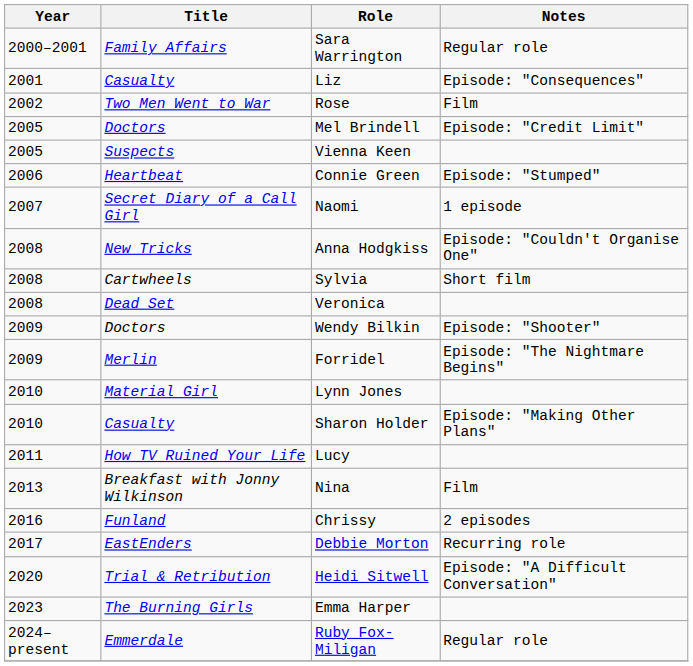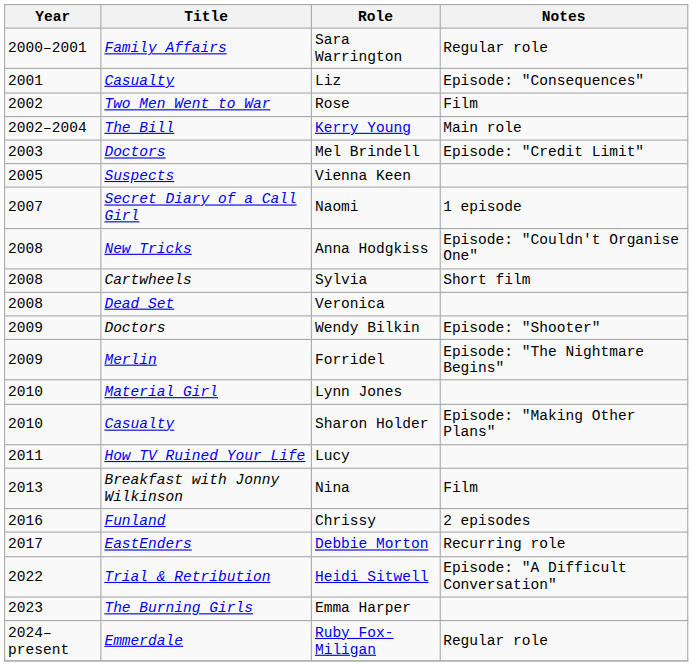+ row: (363, 128)
(26, 128) 2005 -> (26, 152) 2003
- row: (367, 176)
(26, 576) 2020 -> (26, 576) 2022
